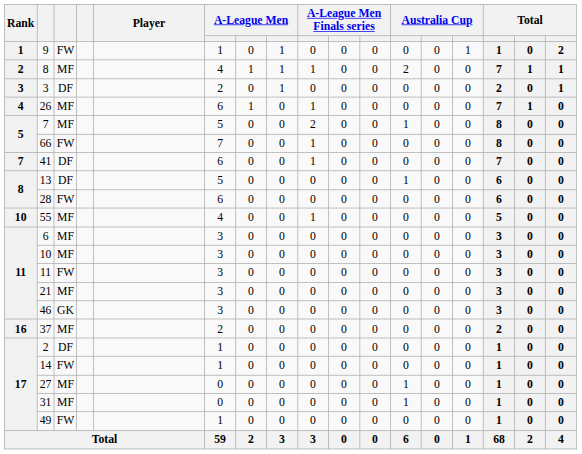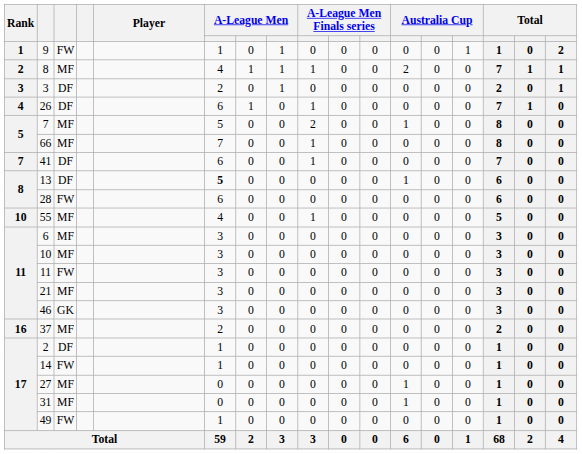(66, 106) MF -> (66, 106) DF
(66, 143) FW -> (66, 143) MF
(220, 180) normal -> (220, 180) bold
